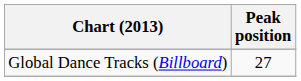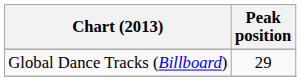(263, 62) 27 -> (263, 62) 29
